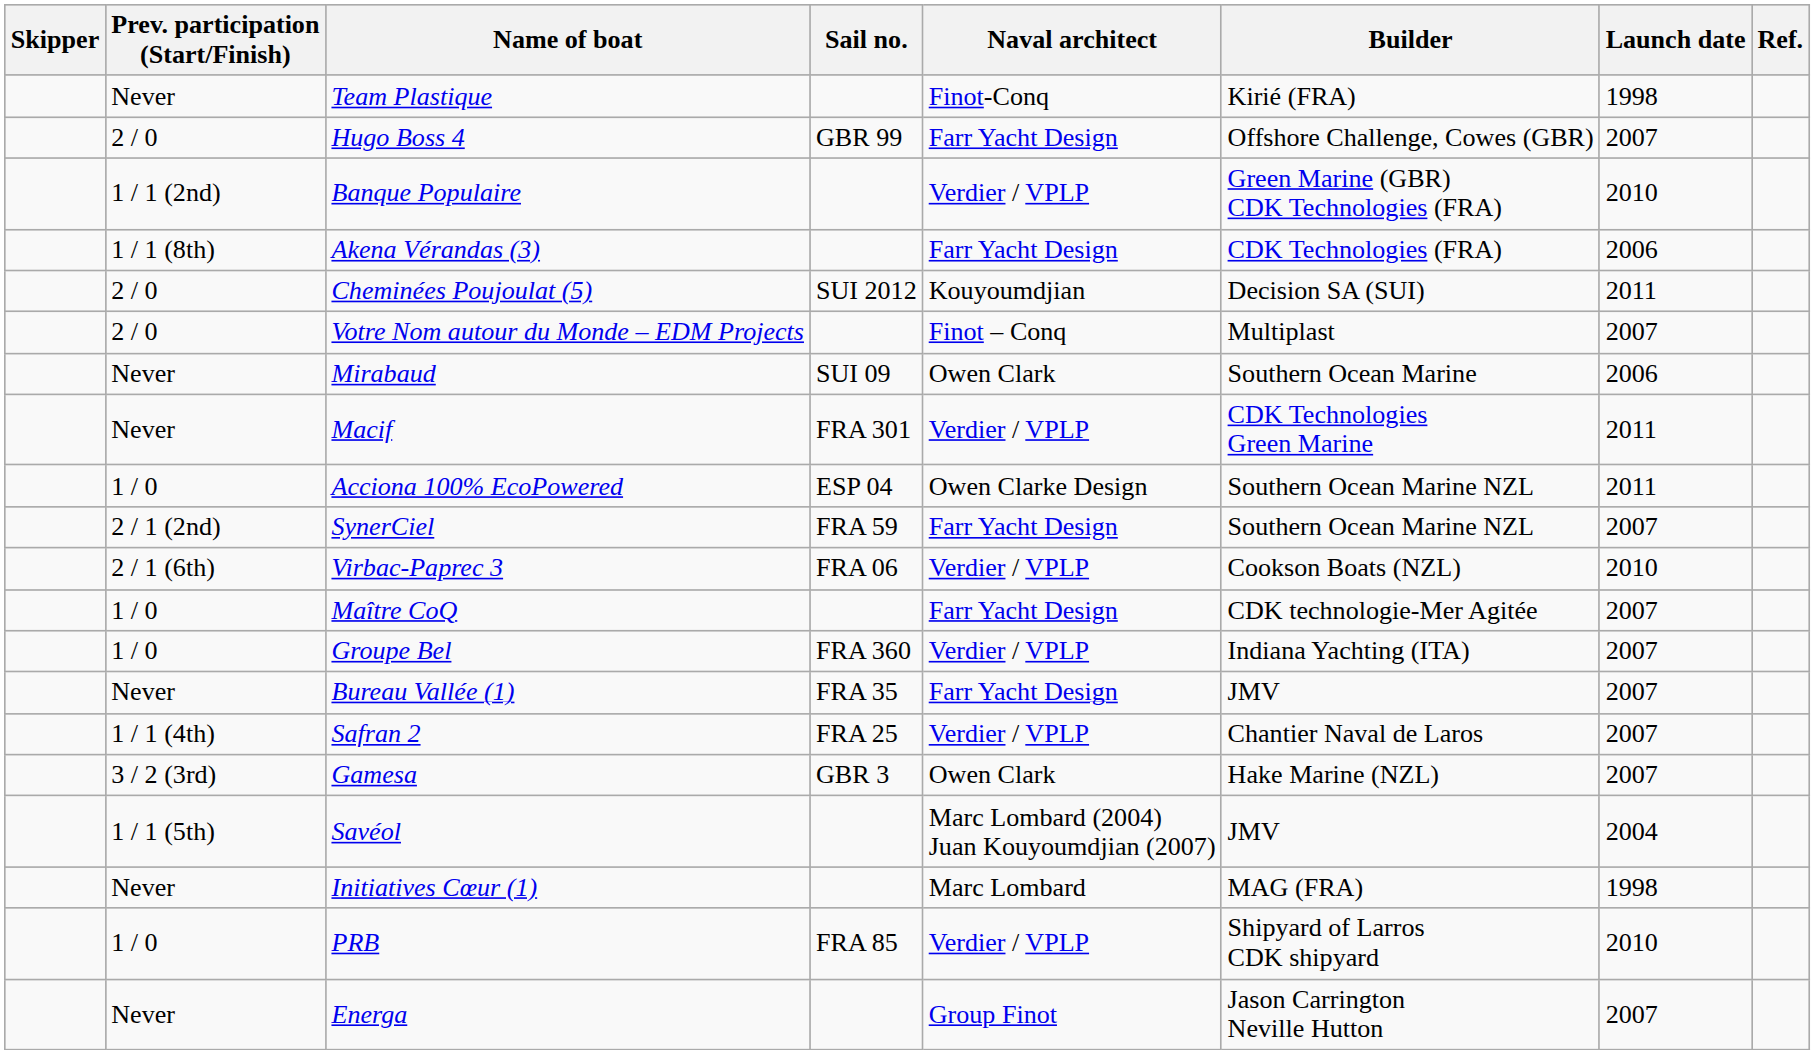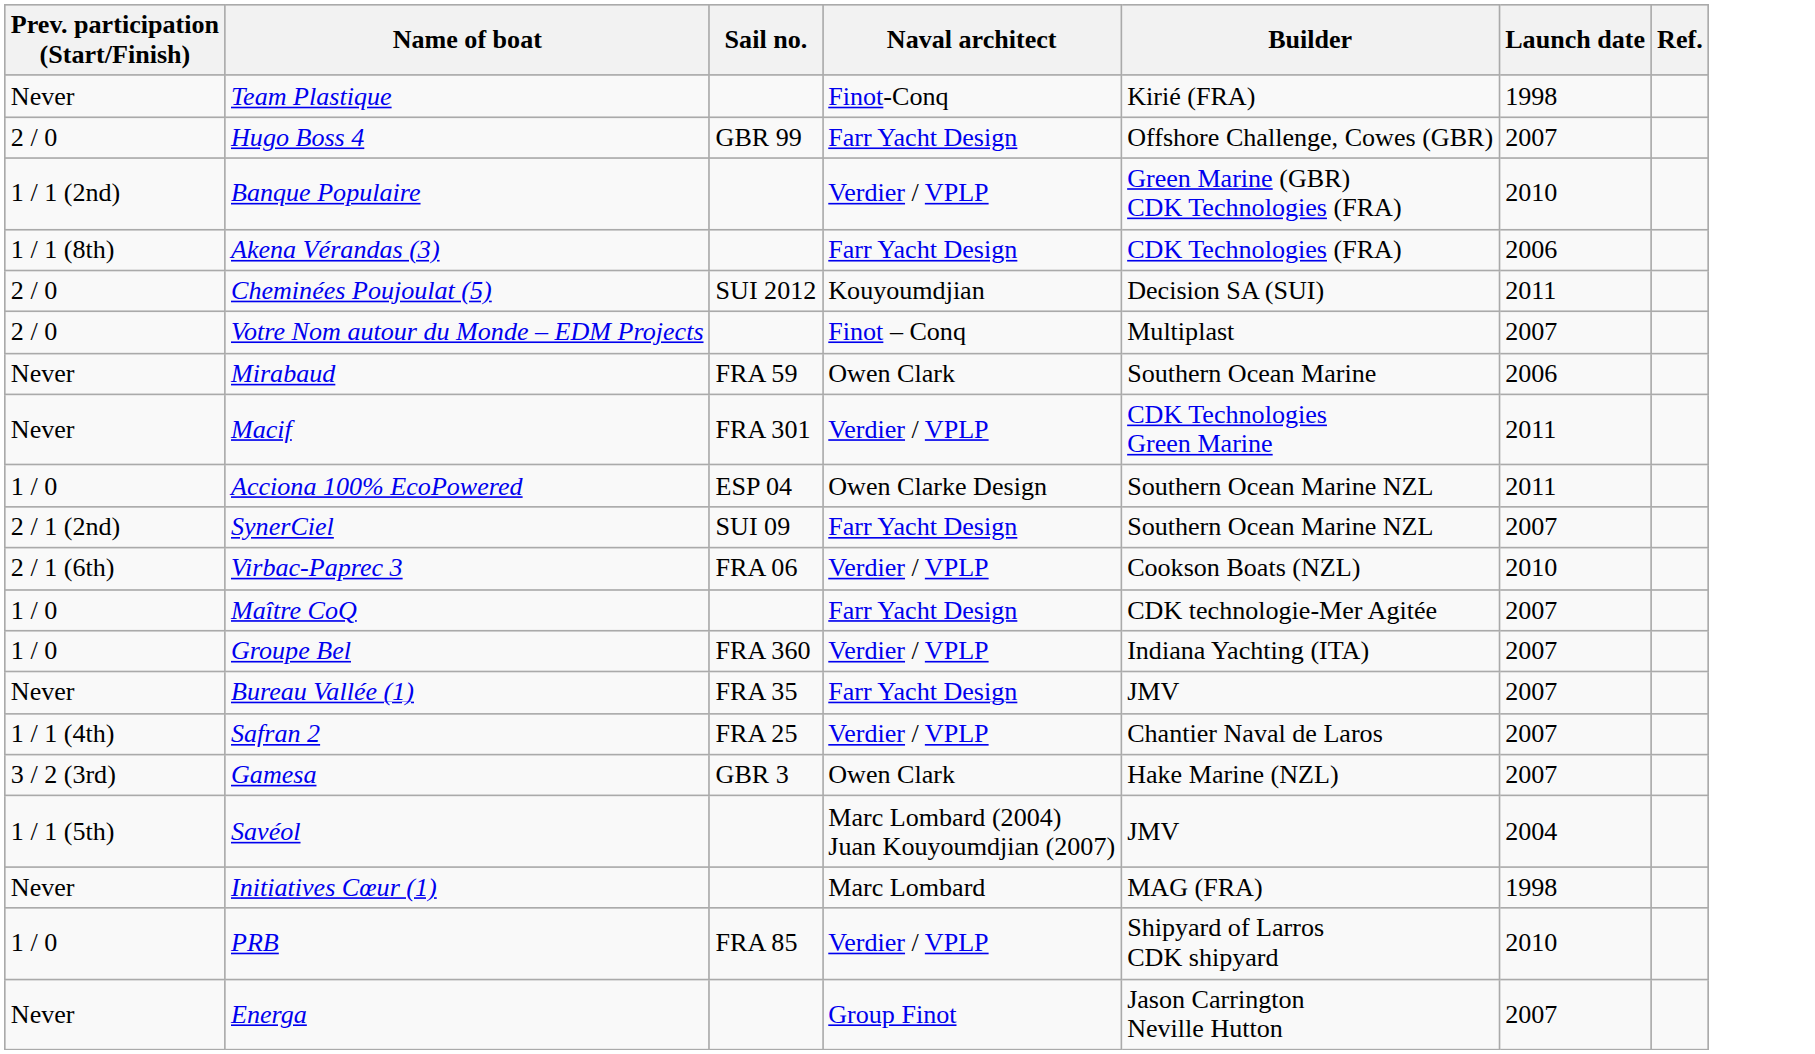- column: (55, 39)
(853, 373) SUI 09 -> (756, 373) FRA 59
(857, 526) FRA 59 -> (753, 526) SUI 09
